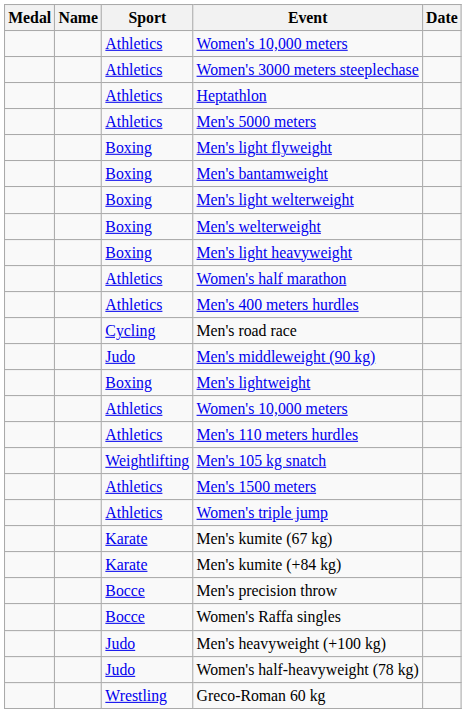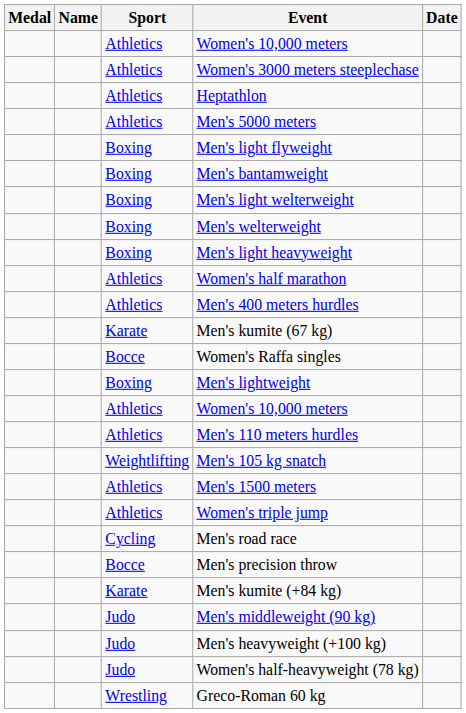rows swapped: (130, 330) <-> (126, 539)
rows swapped: (120, 356) <-> (125, 617)
rows swapped: (126, 565) <-> (125, 591)
